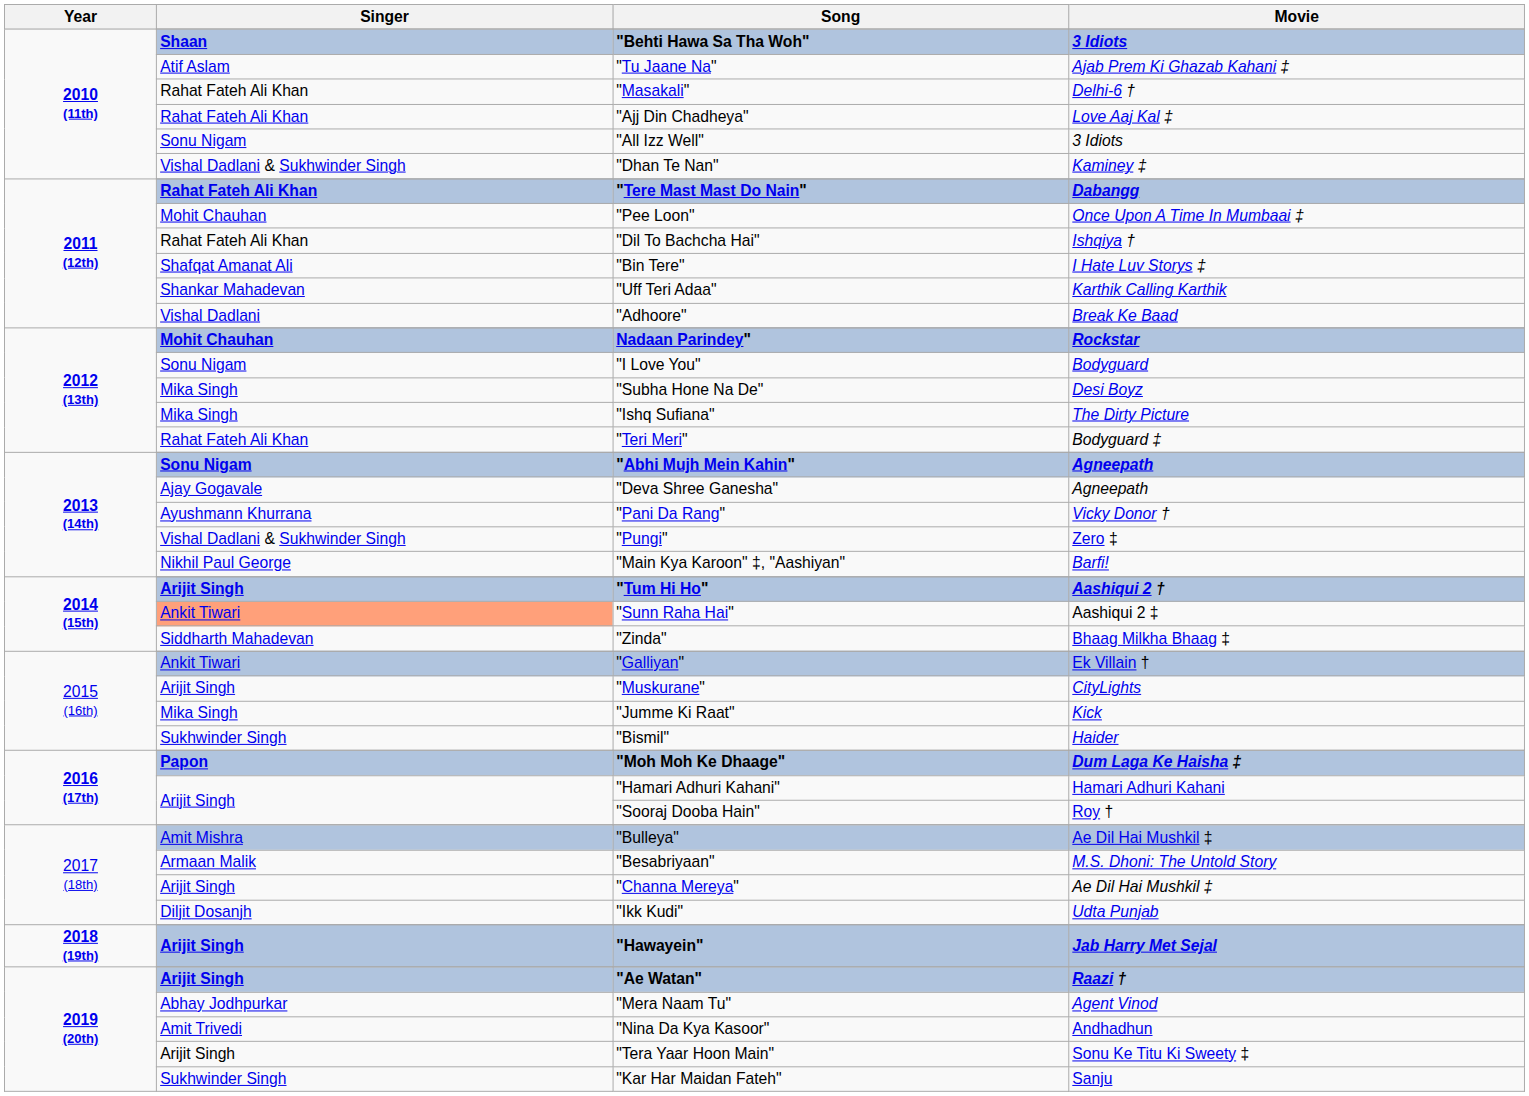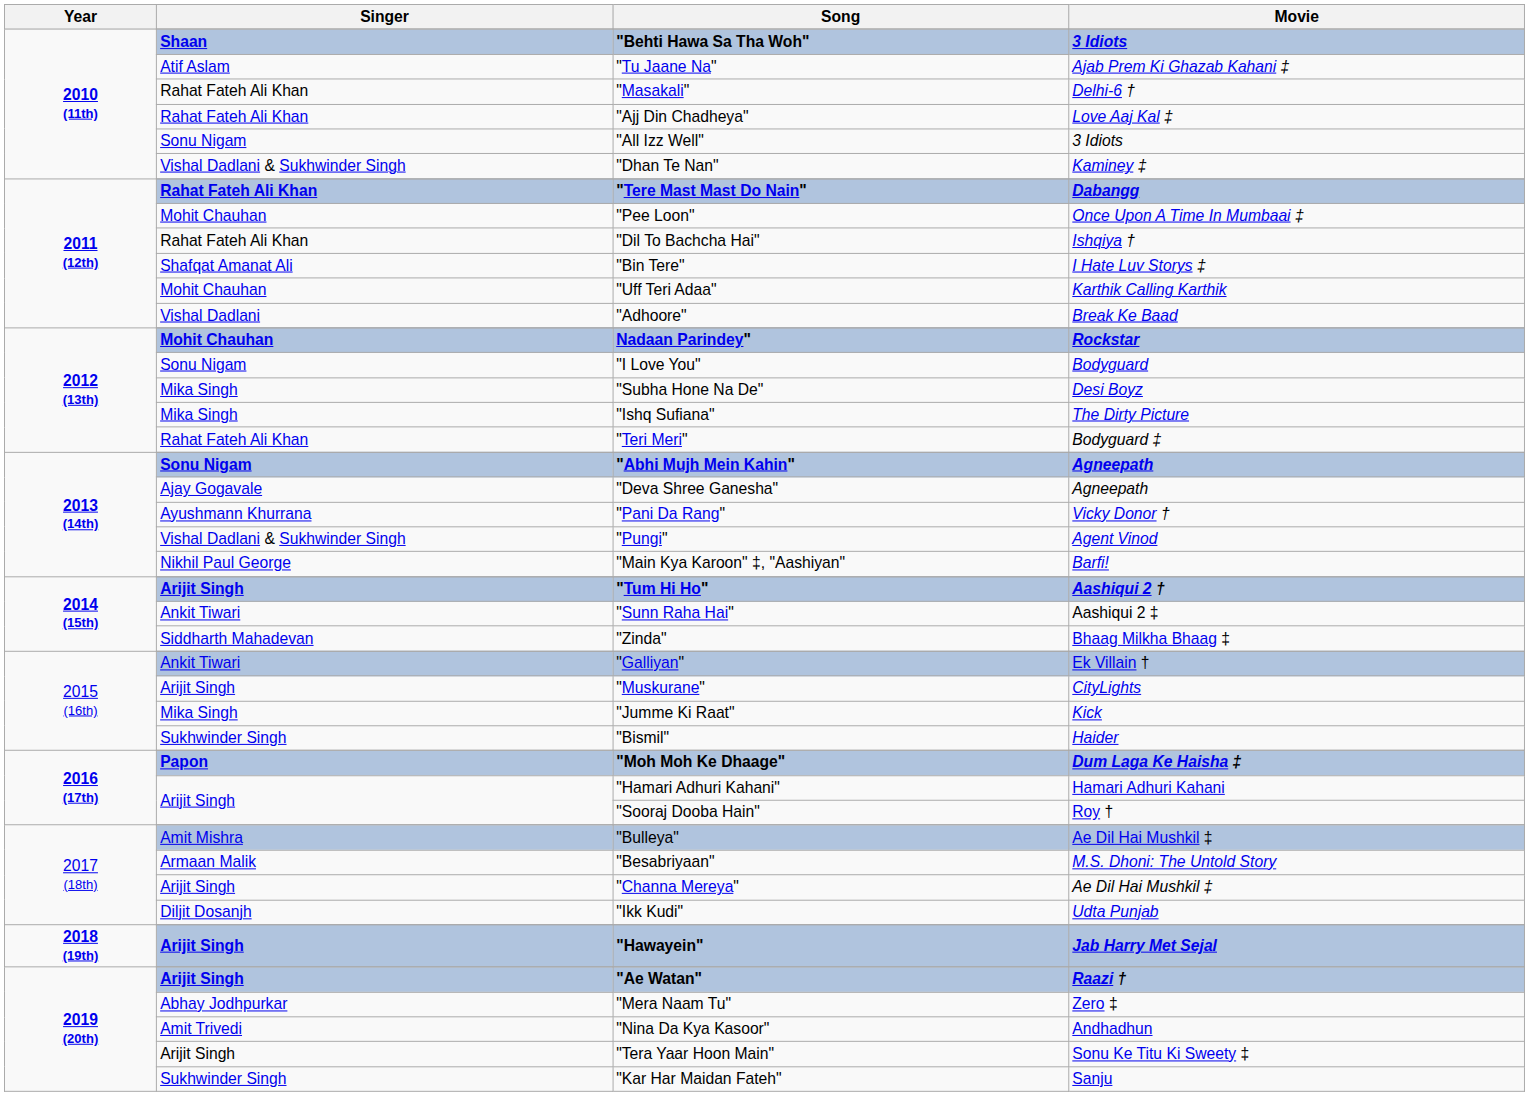(232, 290) Shankar Mahadevan -> (213, 290) Mohit Chauhan
(1095, 539) Zero ‡ -> (1115, 539) Agent Vinod
(200, 613) lightsalmon background -> (200, 613) no background
(1115, 1004) Agent Vinod -> (1095, 1004) Zero ‡
